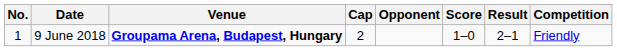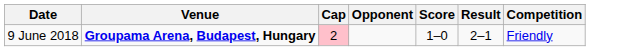- column: (18, 14)
(360, 35) no background -> (334, 35) pink background
